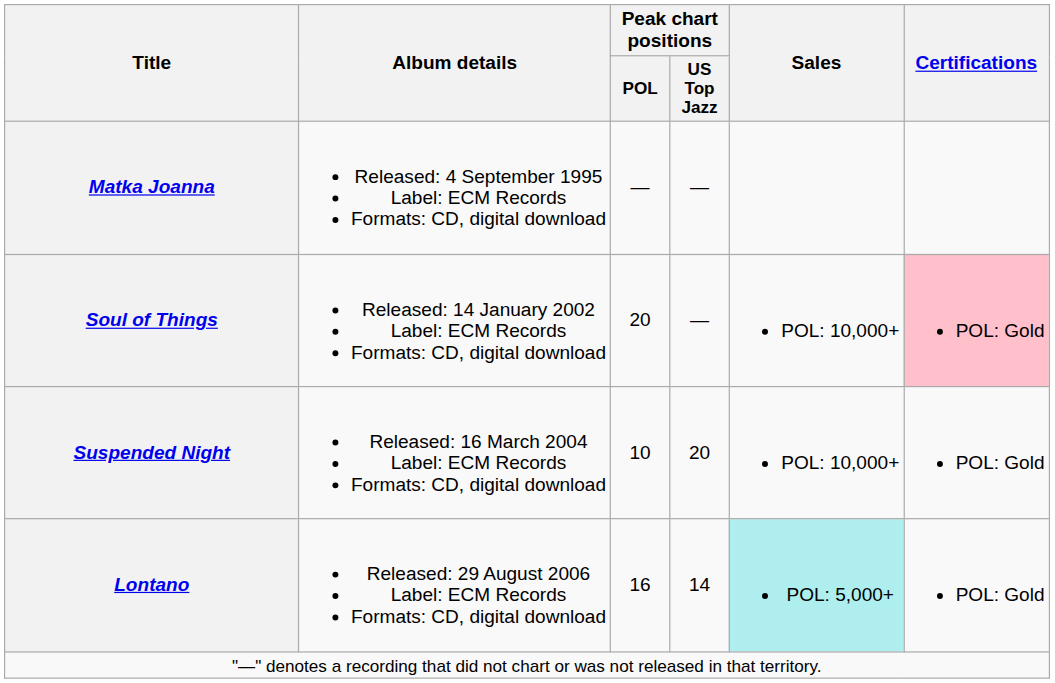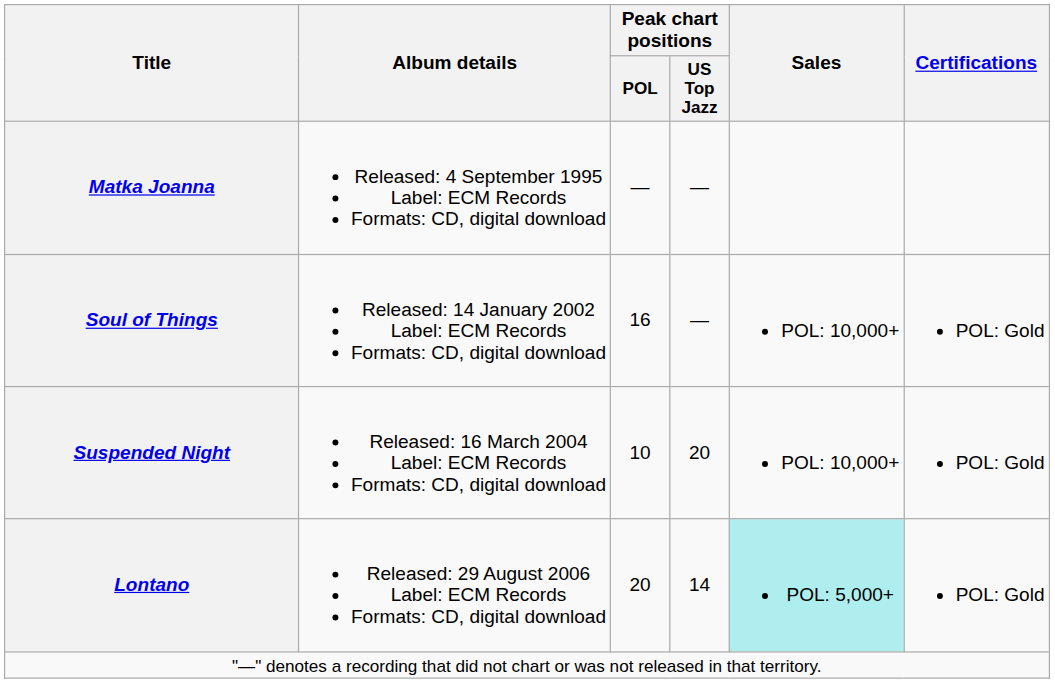(640, 320) 20 -> (640, 320) 16
(976, 331) pink background -> (976, 331) no background
(640, 585) 16 -> (640, 585) 20
